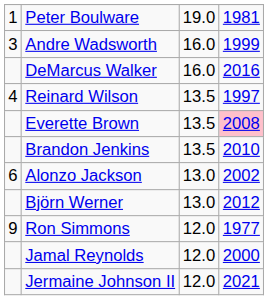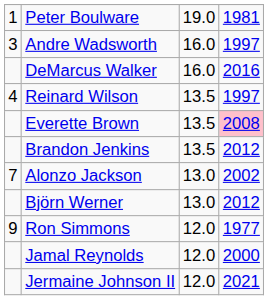(241, 44) 1999 -> (241, 44) 1997
(241, 149) 2010 -> (241, 149) 2012
(13, 176) 6 -> (13, 176) 7
